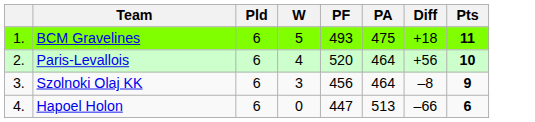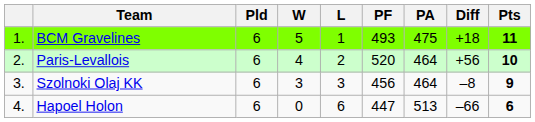+ column: (341, 15)
